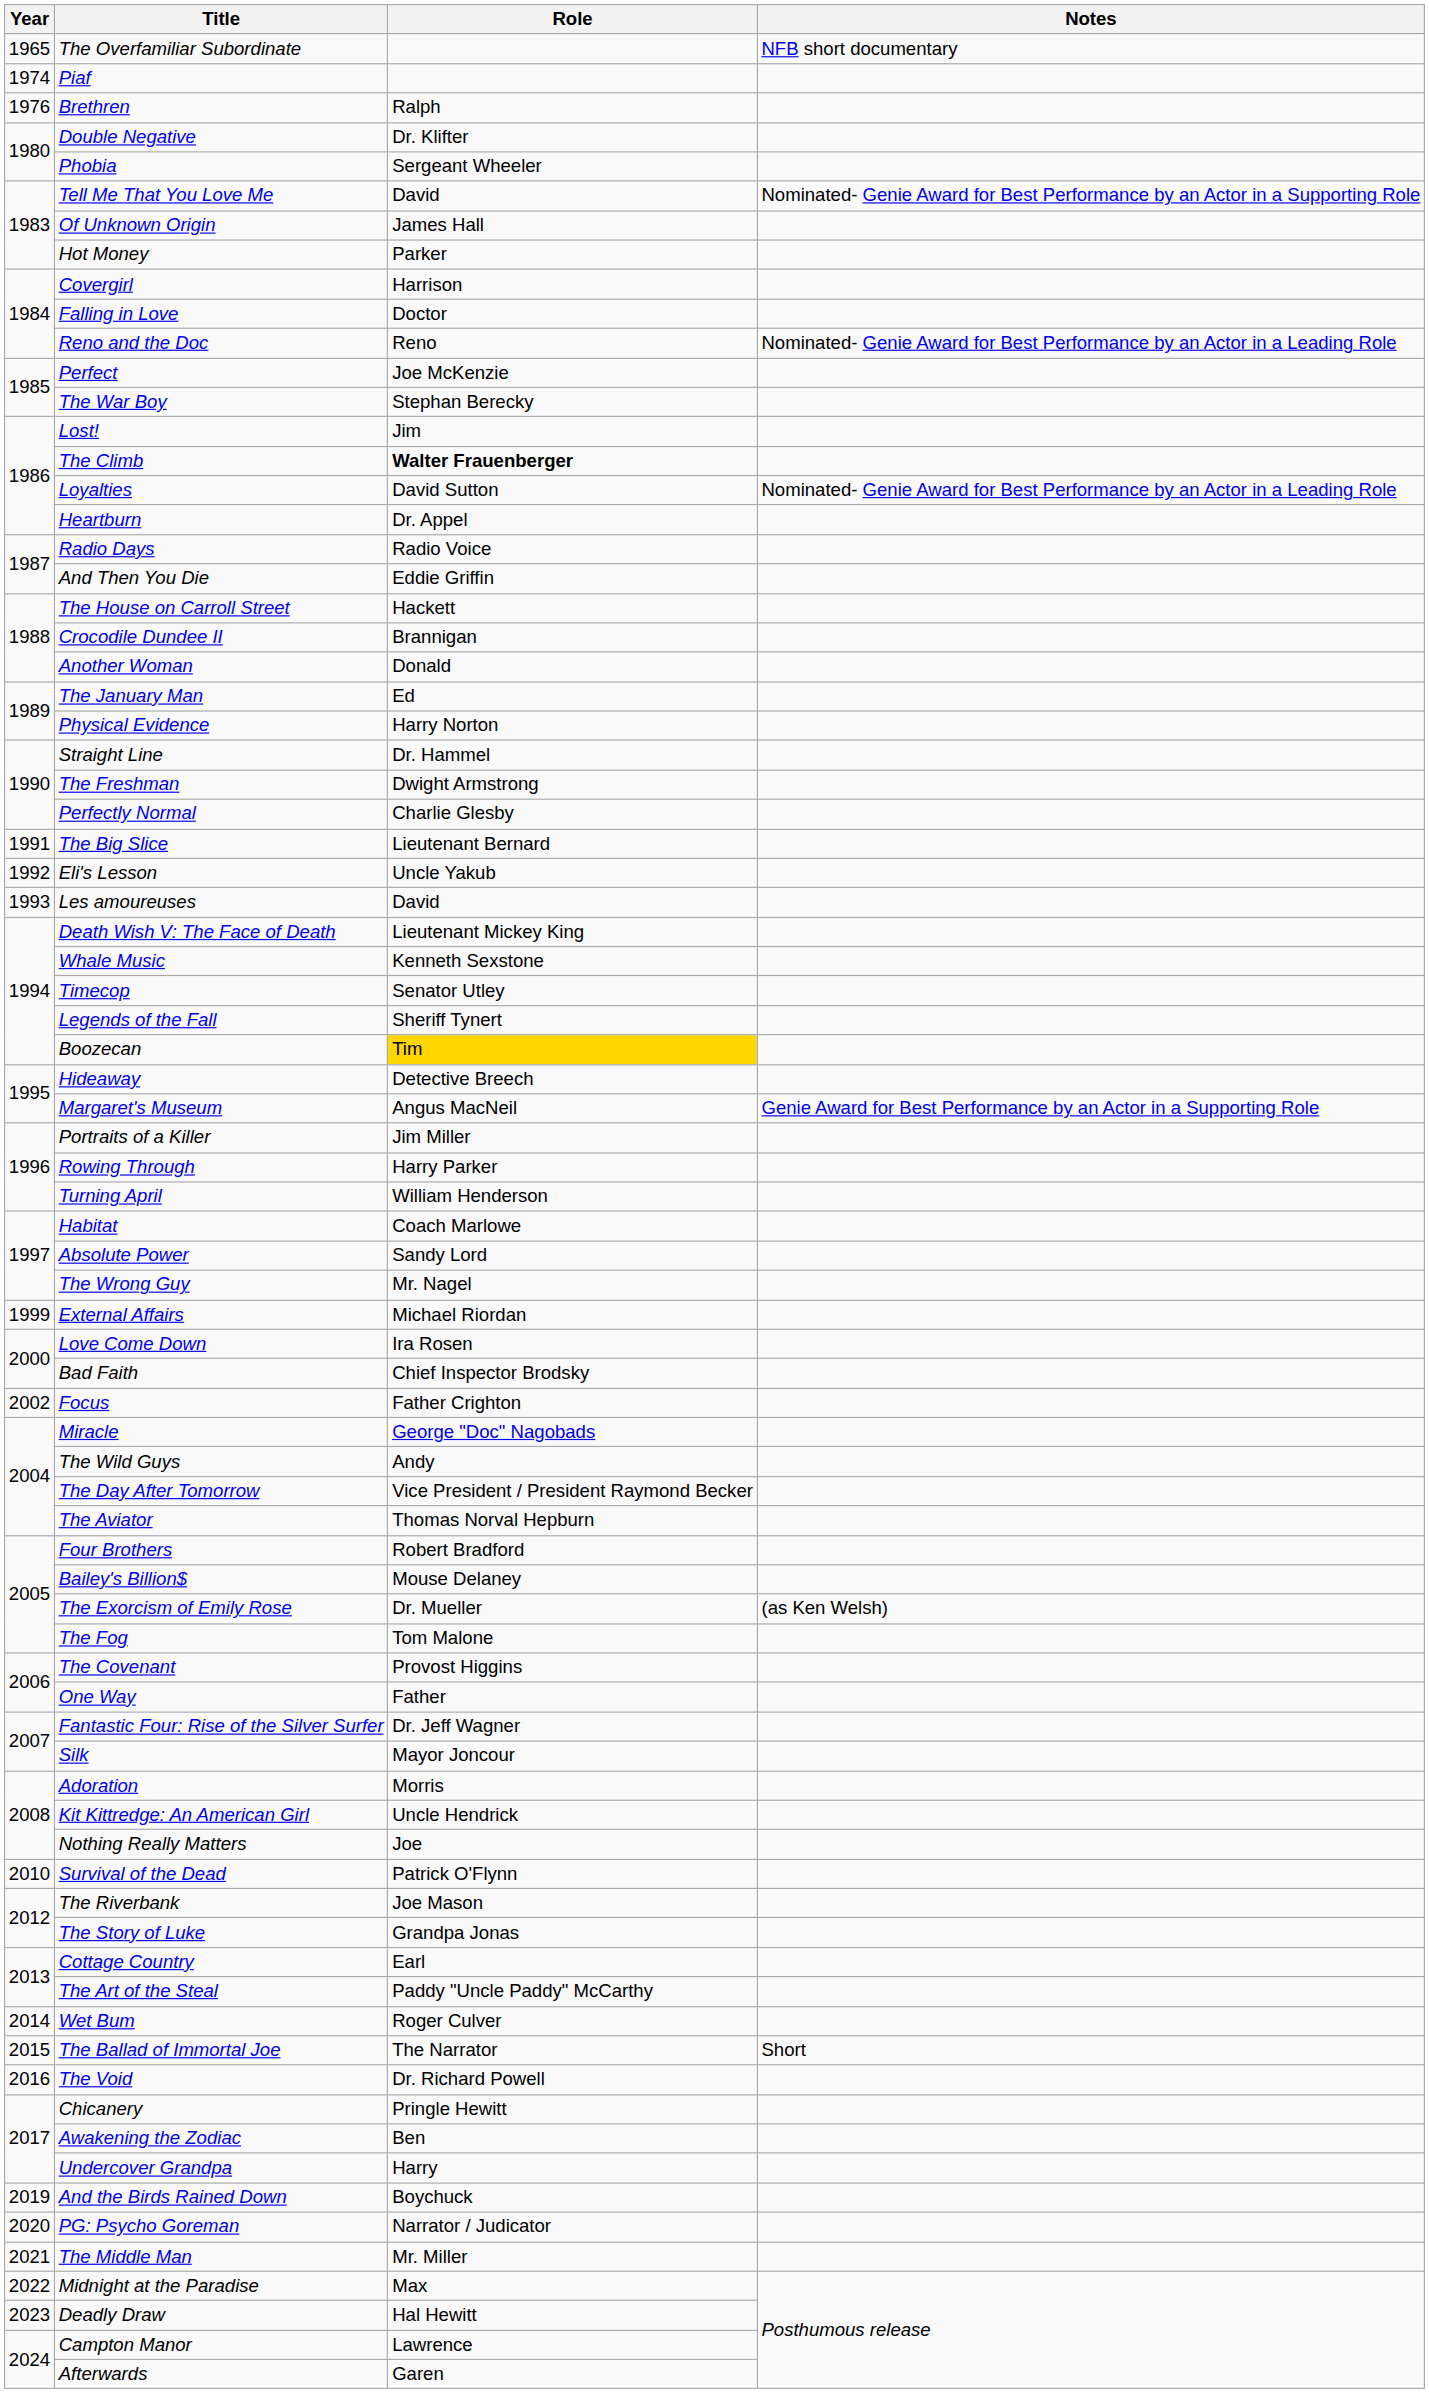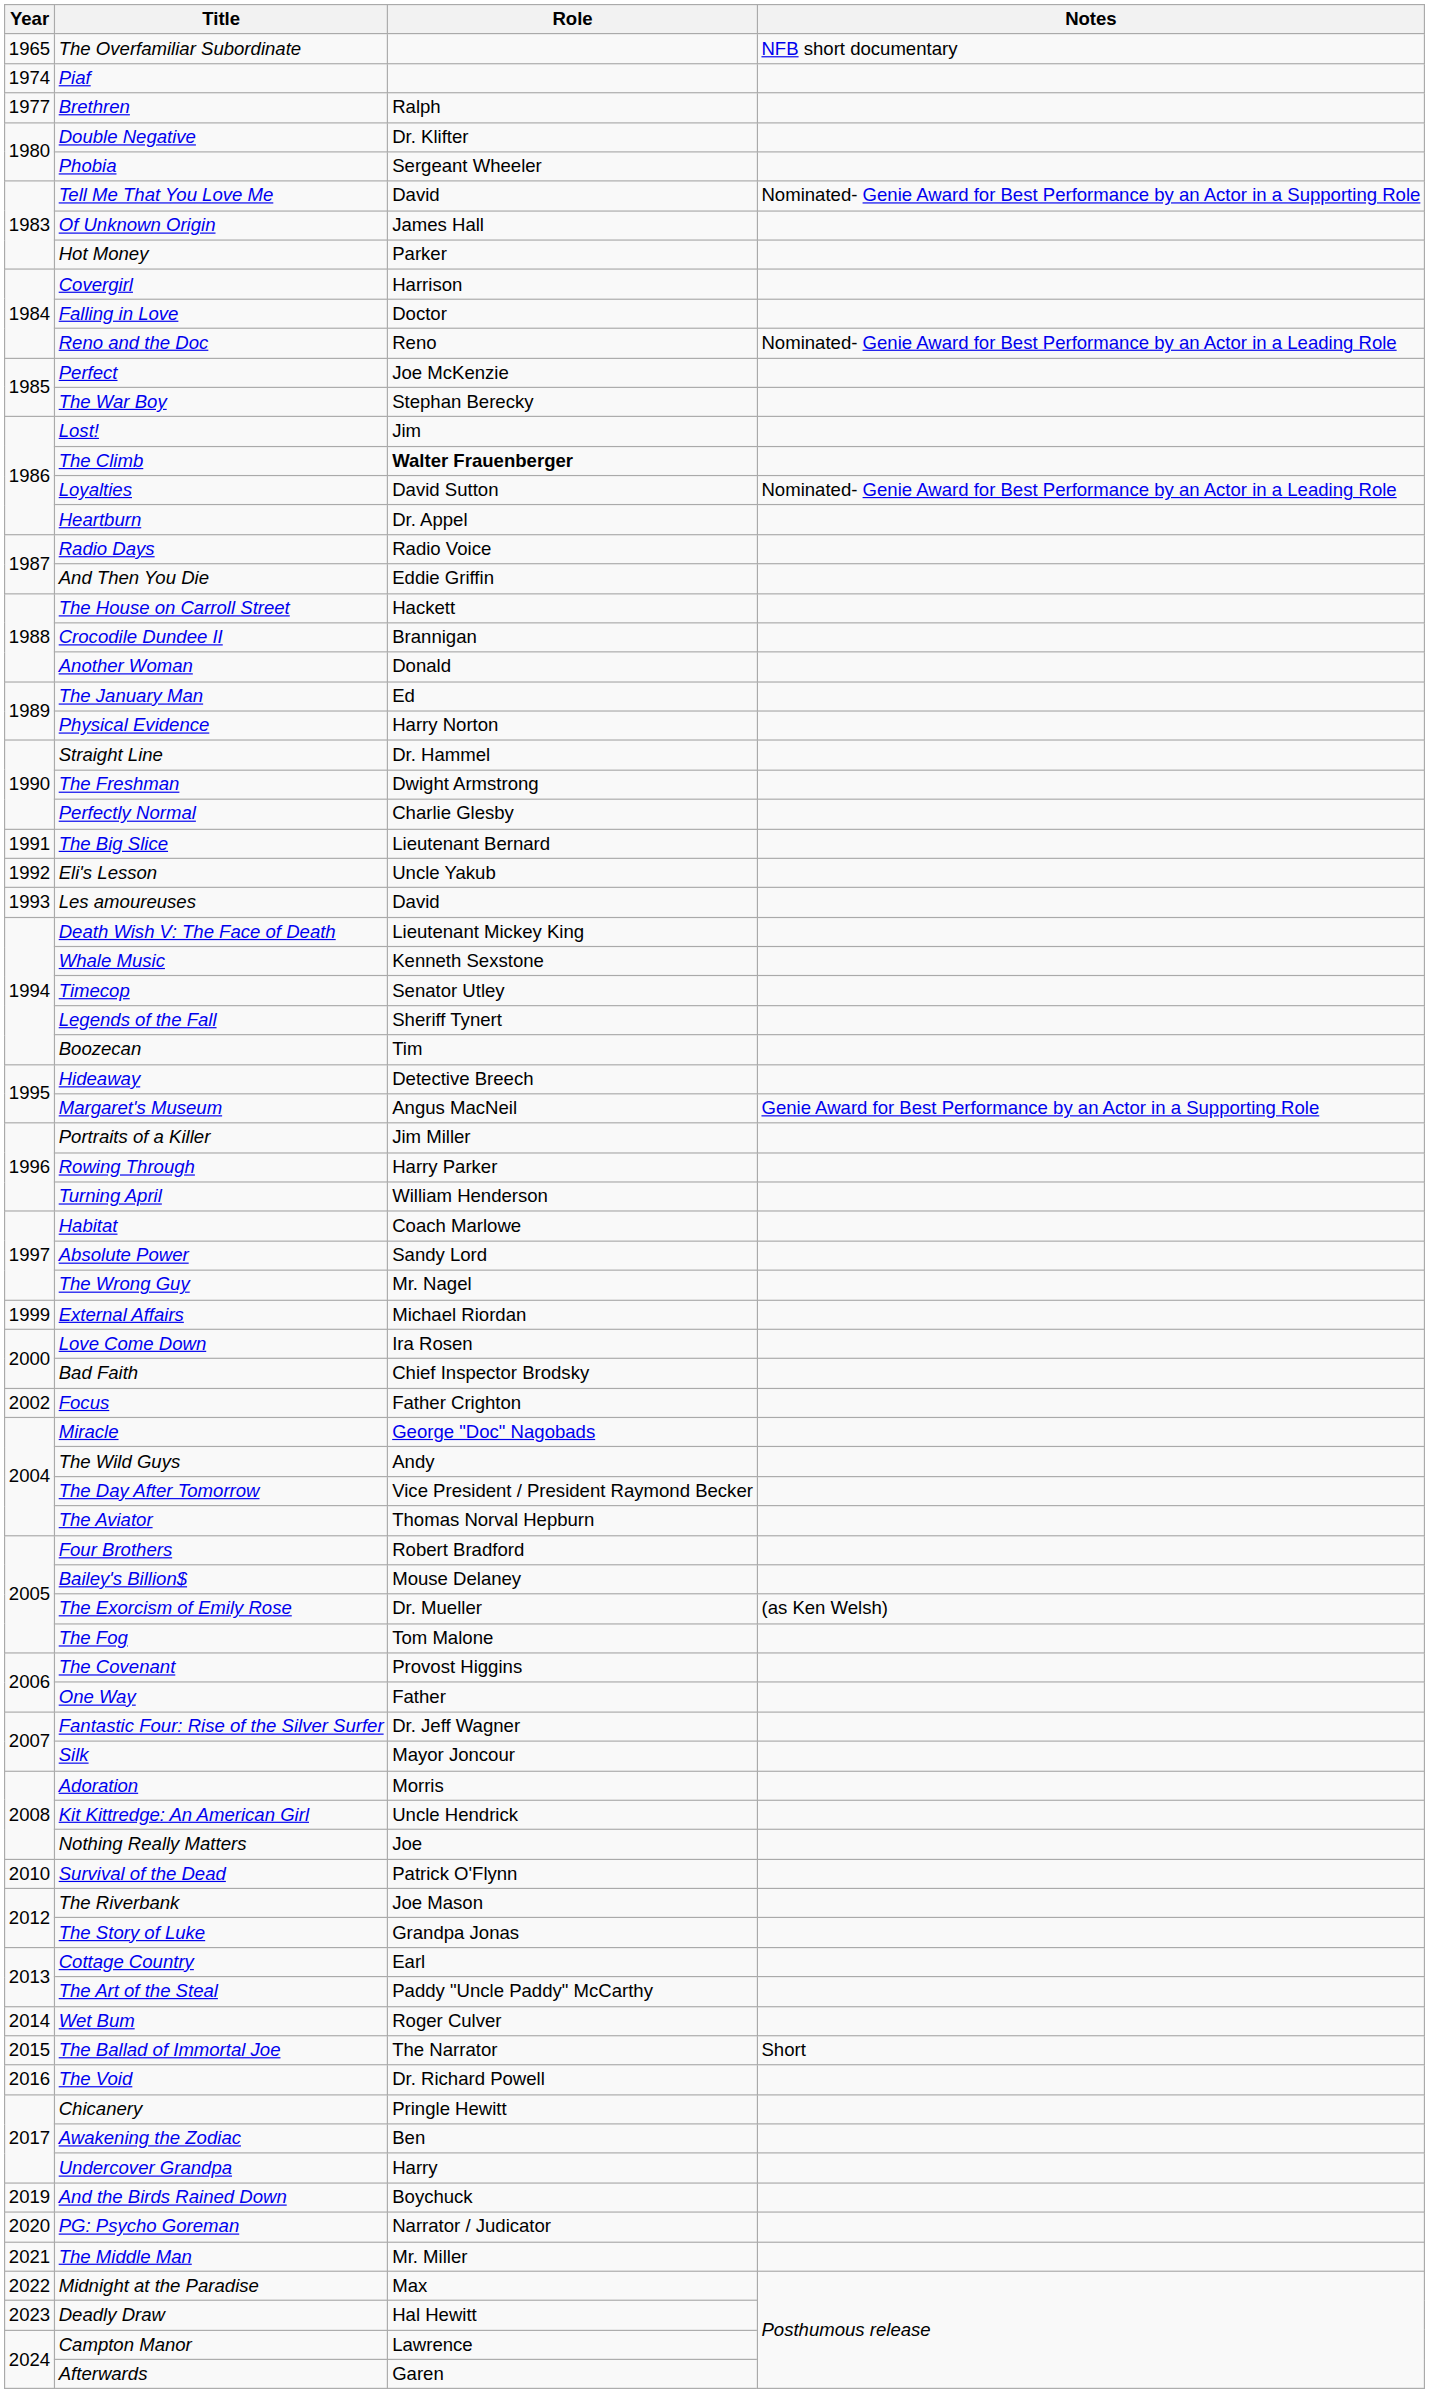(30, 107) 1976 -> (30, 107) 1977
(407, 1049) gold background -> (407, 1049) no background
